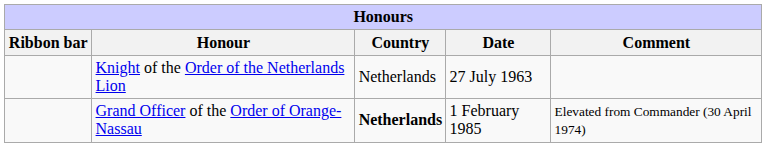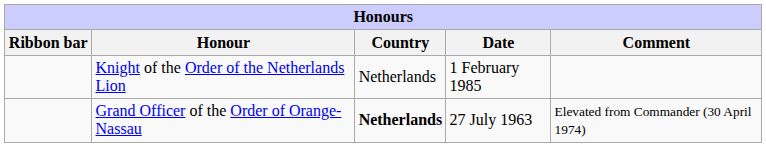(491, 76) 27 July 1963 -> (484, 76) 1 February 1985
(484, 120) 1 February 1985 -> (491, 120) 27 July 1963
